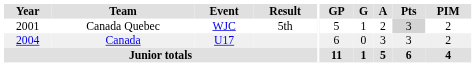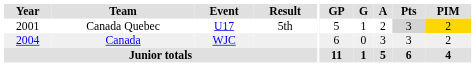(224, 26) WJC -> (224, 26) U17
(448, 26) no background -> (448, 26) gold background
(224, 40) U17 -> (224, 40) WJC
